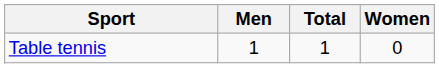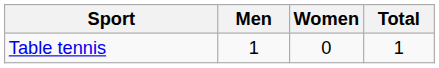columns swapped: (397, 18) <-> (325, 18)
